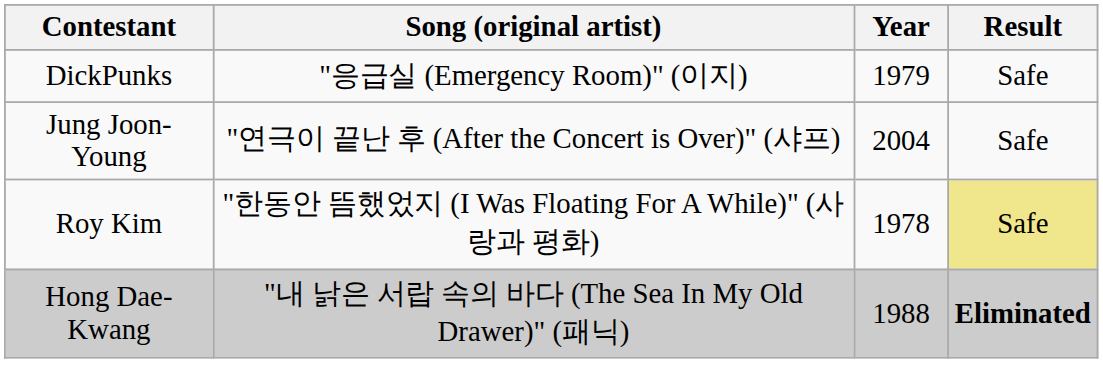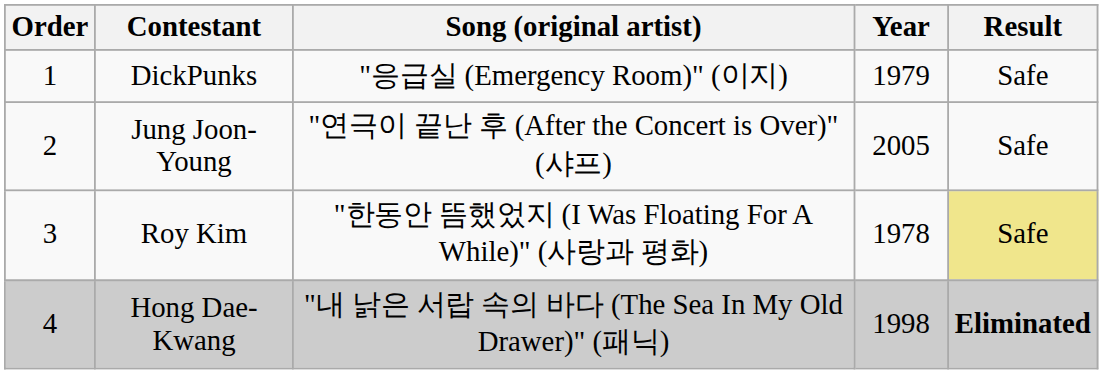+ column: (50, 27)
(901, 140) 2004 -> (901, 145) 2005
(901, 312) 1988 -> (901, 323) 1998
